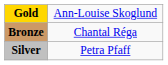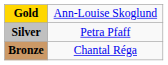rows swapped: (26, 50) <-> (26, 32)
